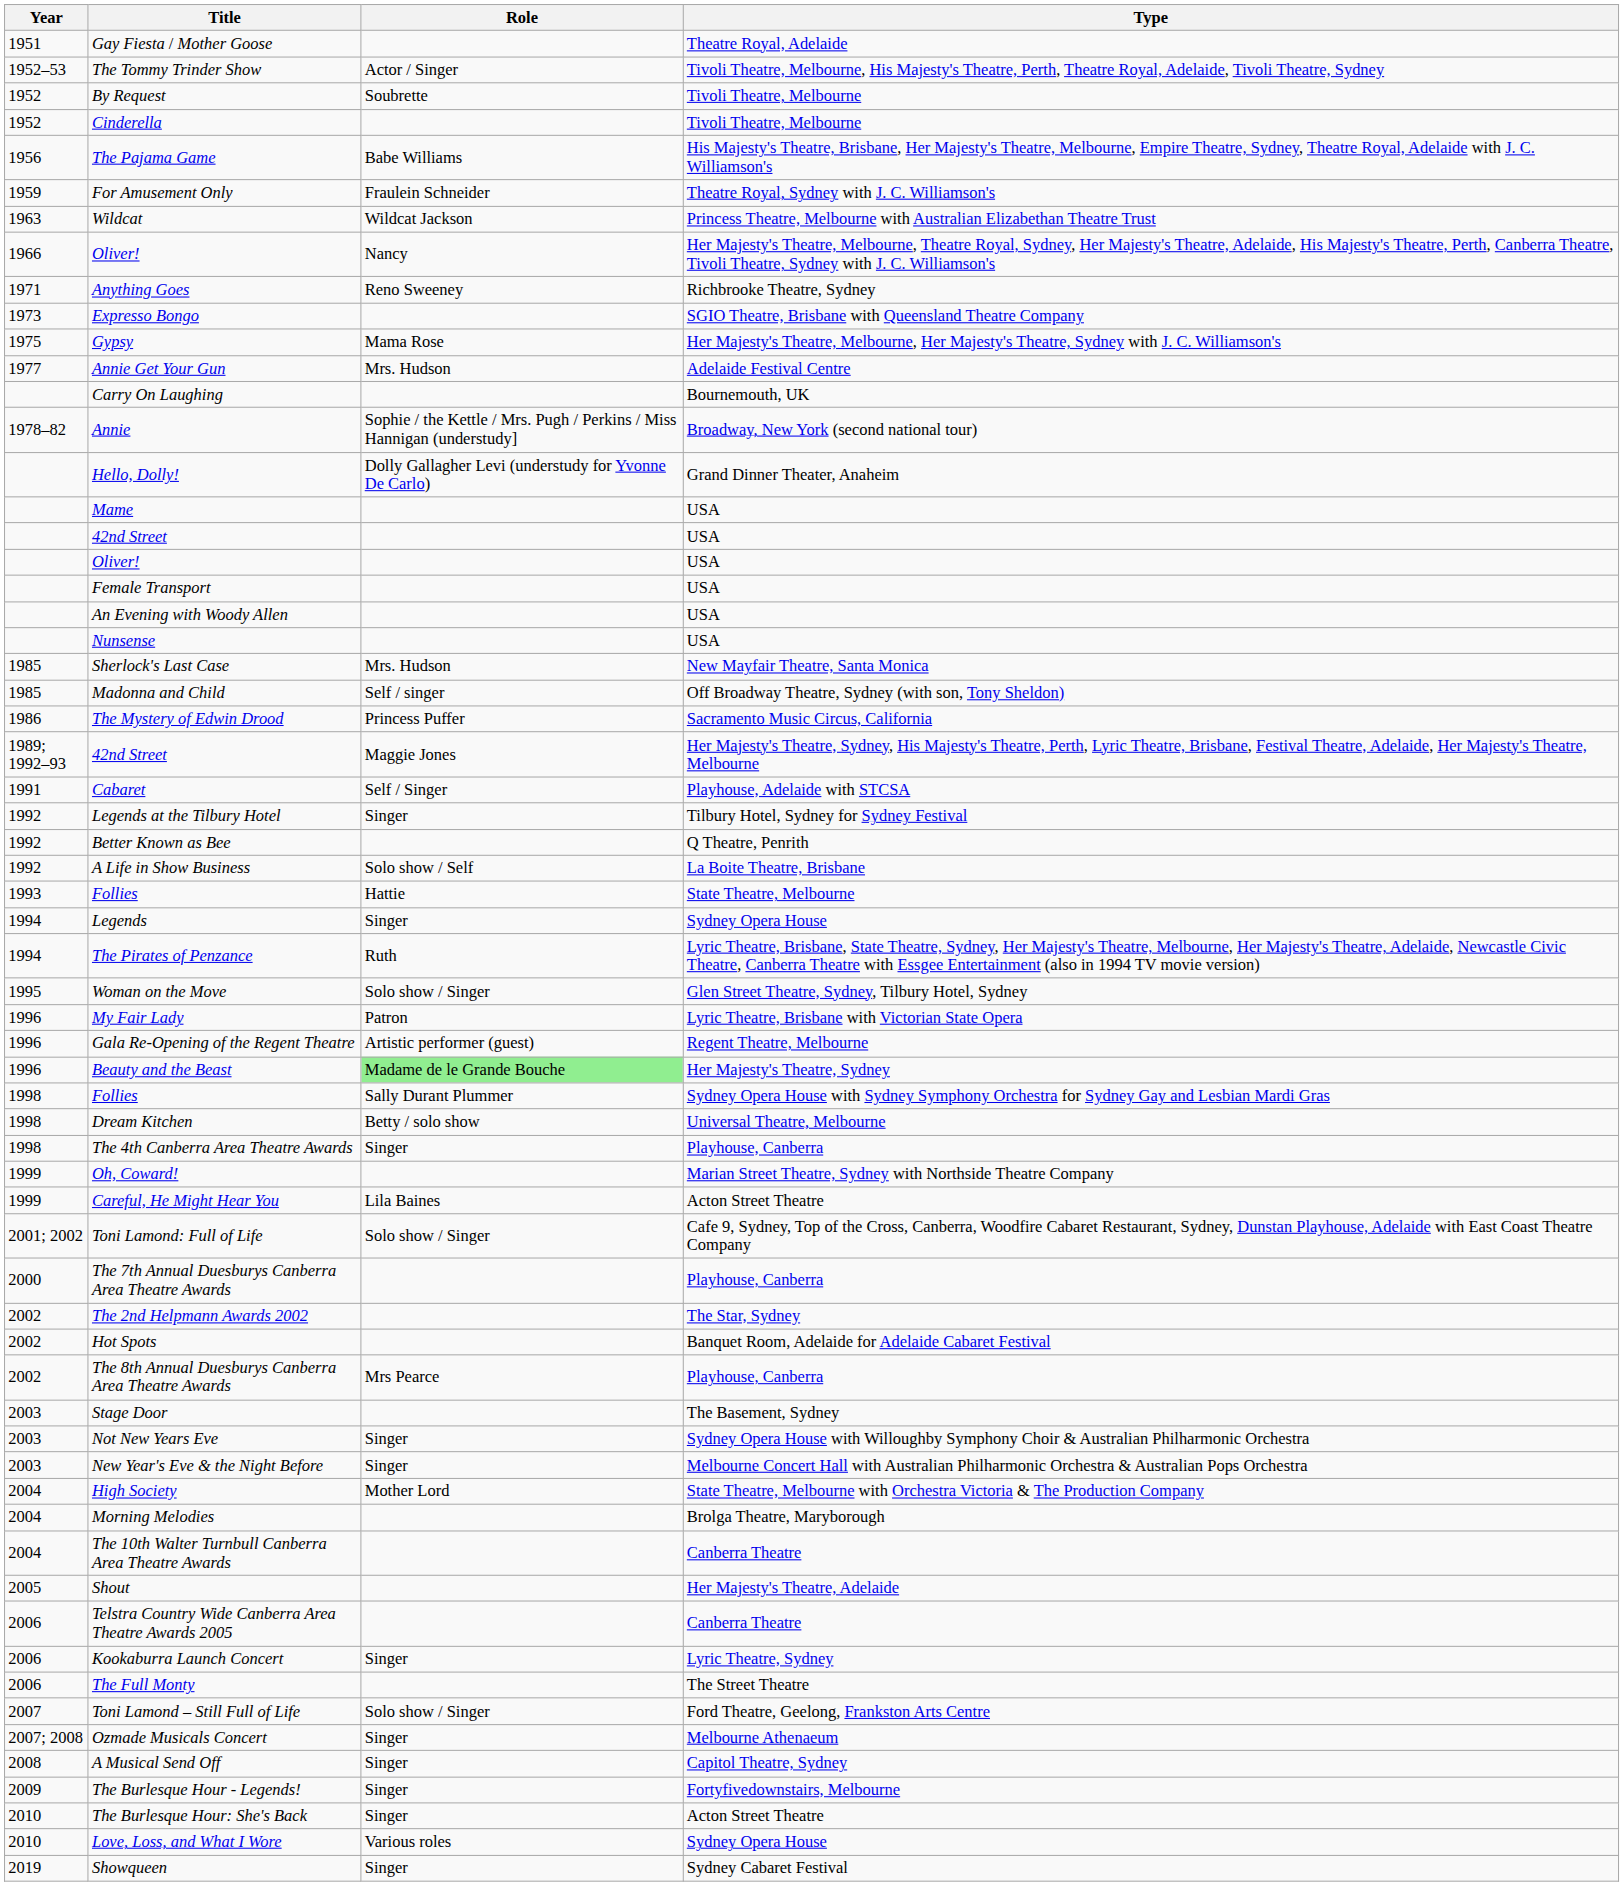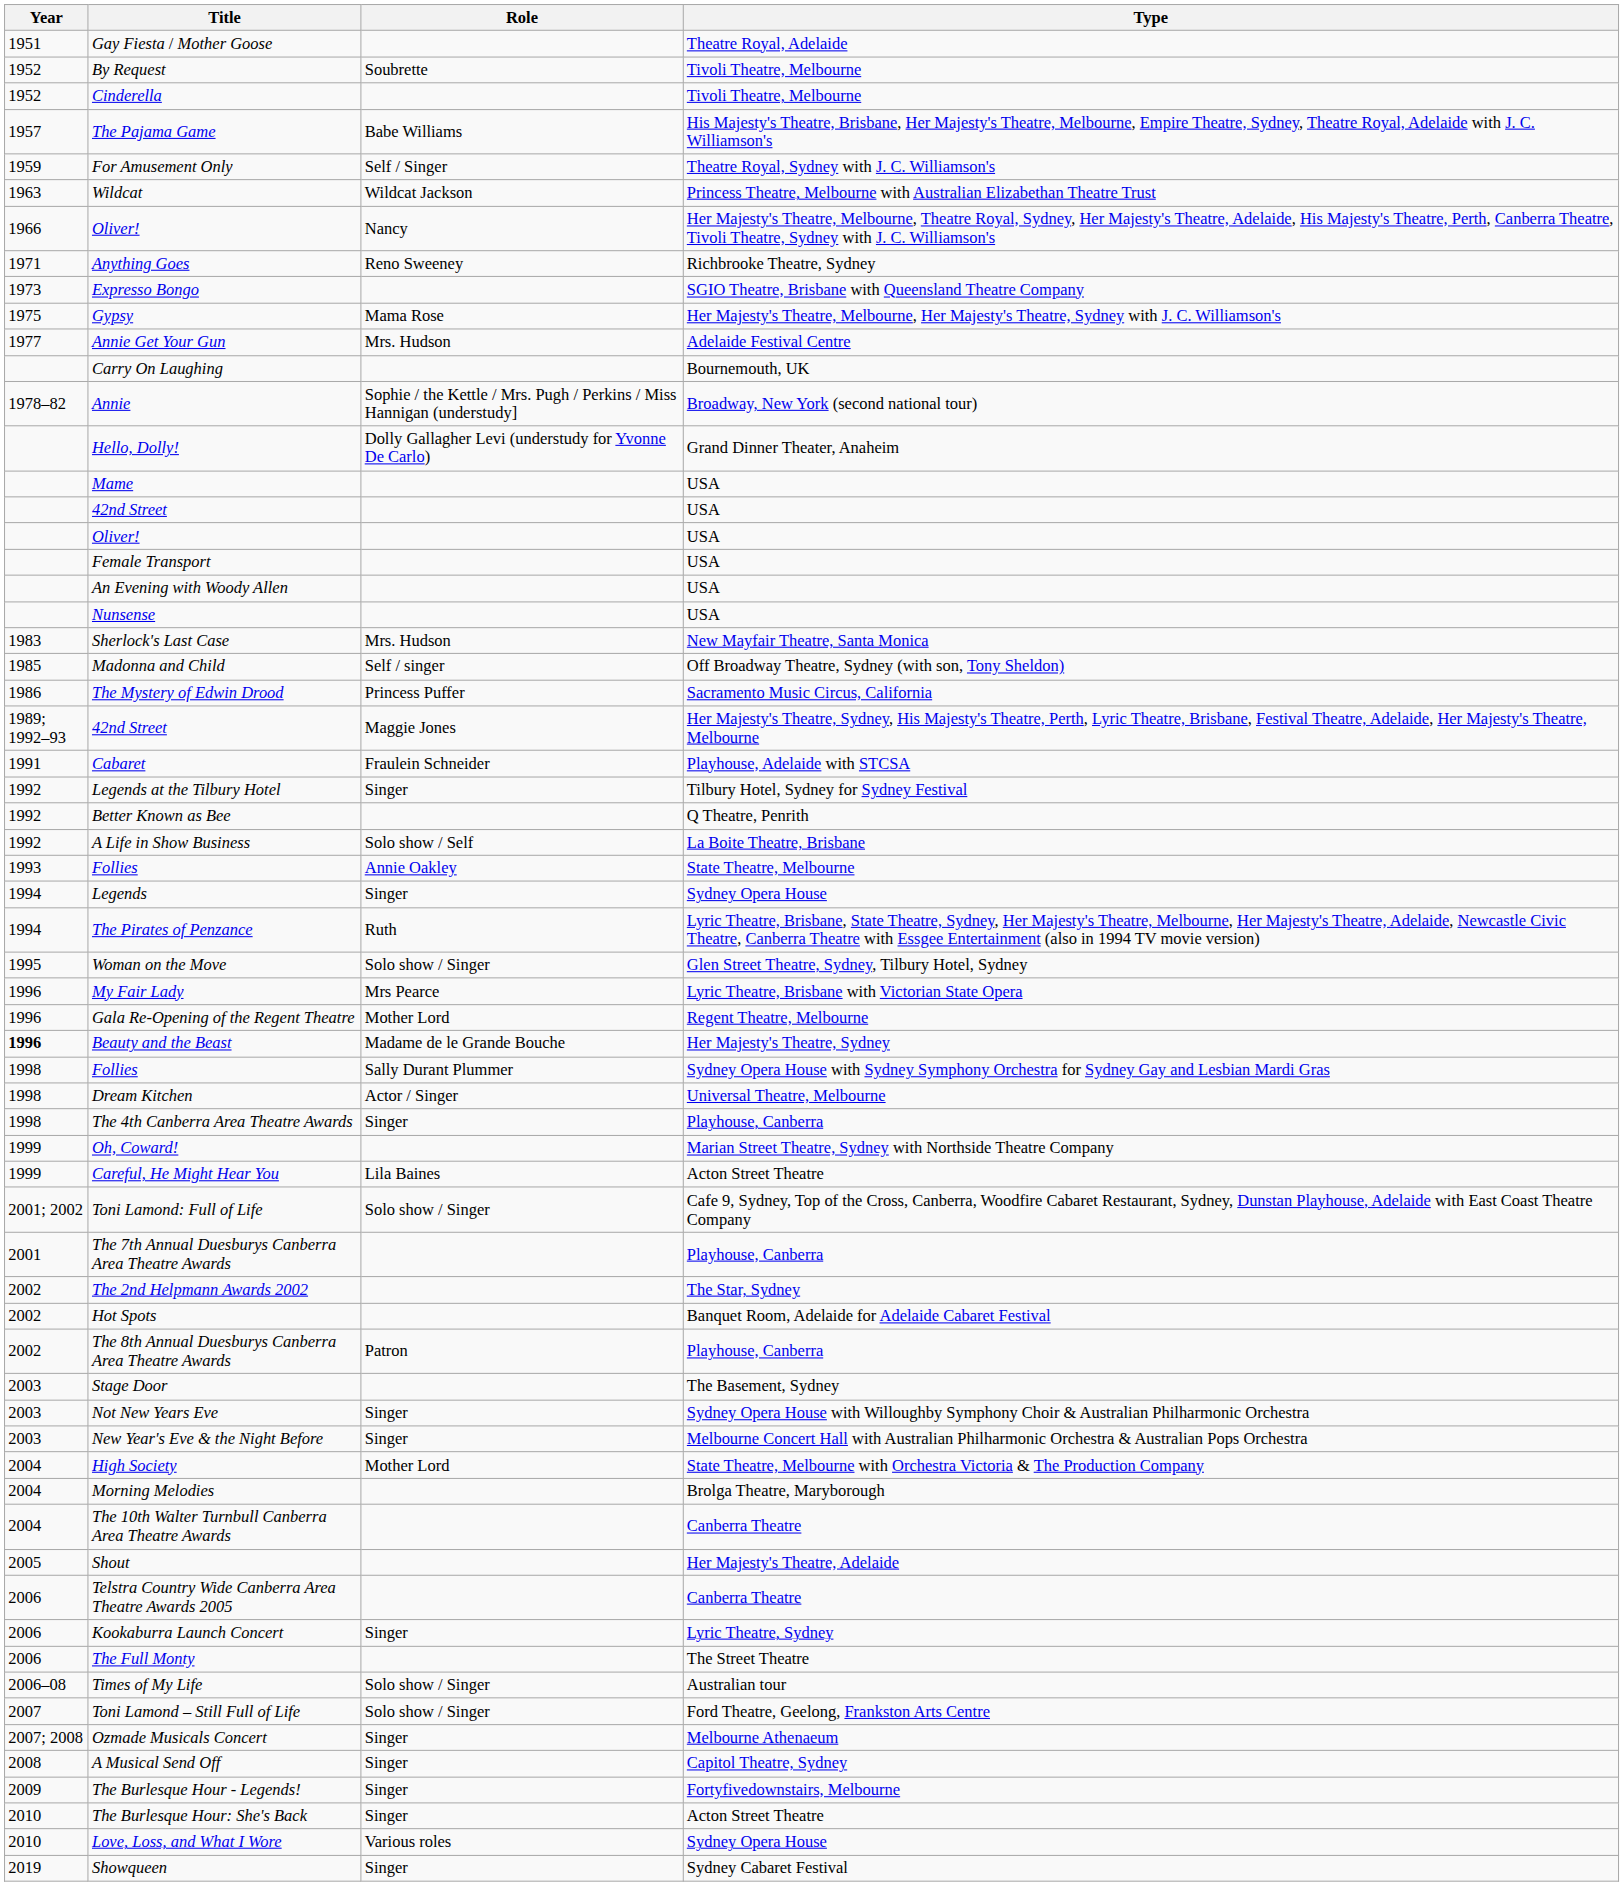- row: (177, 69)
(25, 157) 1956 -> (25, 131) 1957
(427, 192) Fraulein Schneider -> (406, 166) Self / Singer
(25, 666) 1985 -> (25, 640) 1983
(406, 789) Self / Singer -> (427, 763) Fraulein Schneider
(385, 894) Hattie -> (411, 868) Annie Oakley
(386, 1017) Patron -> (402, 991) Mrs Pearce
(449, 1043) Artistic performer (guest) -> (407, 1017) Mother Lord
(25, 1069) normal -> (25, 1043) bold
(465, 1069) lightgreen background -> (465, 1043) no background
(422, 1121) Betty / solo show -> (411, 1095) Actor / Singer
(25, 1280) 2000 -> (25, 1254) 2001
(402, 1377) Mrs Pearce -> (386, 1351) Patron
+ row: (147, 1685)
